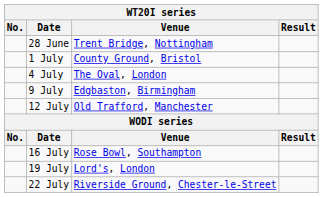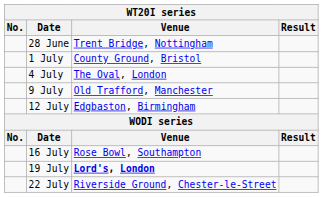(135, 91) Edgbaston, Birmingham -> (143, 91) Old Trafford, Manchester
(143, 106) Old Trafford, Manchester -> (135, 106) Edgbaston, Birmingham
(114, 169) normal -> (114, 169) bold
